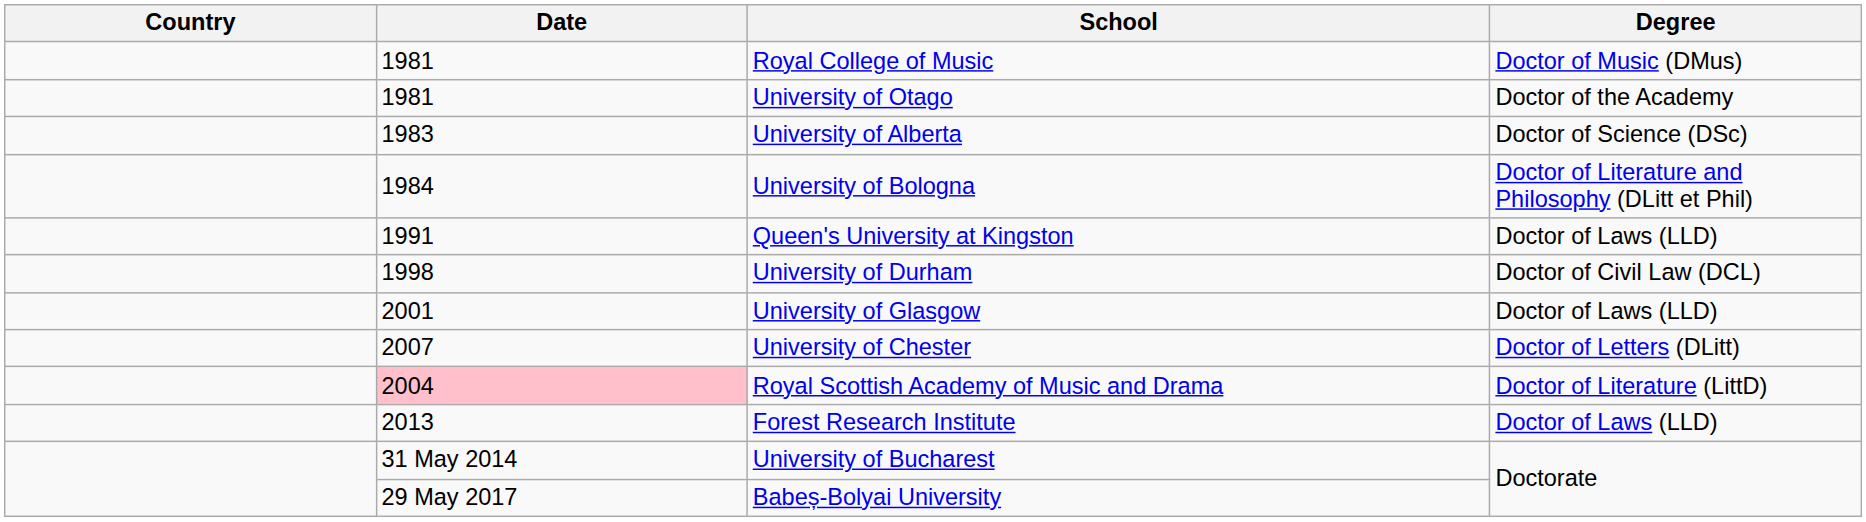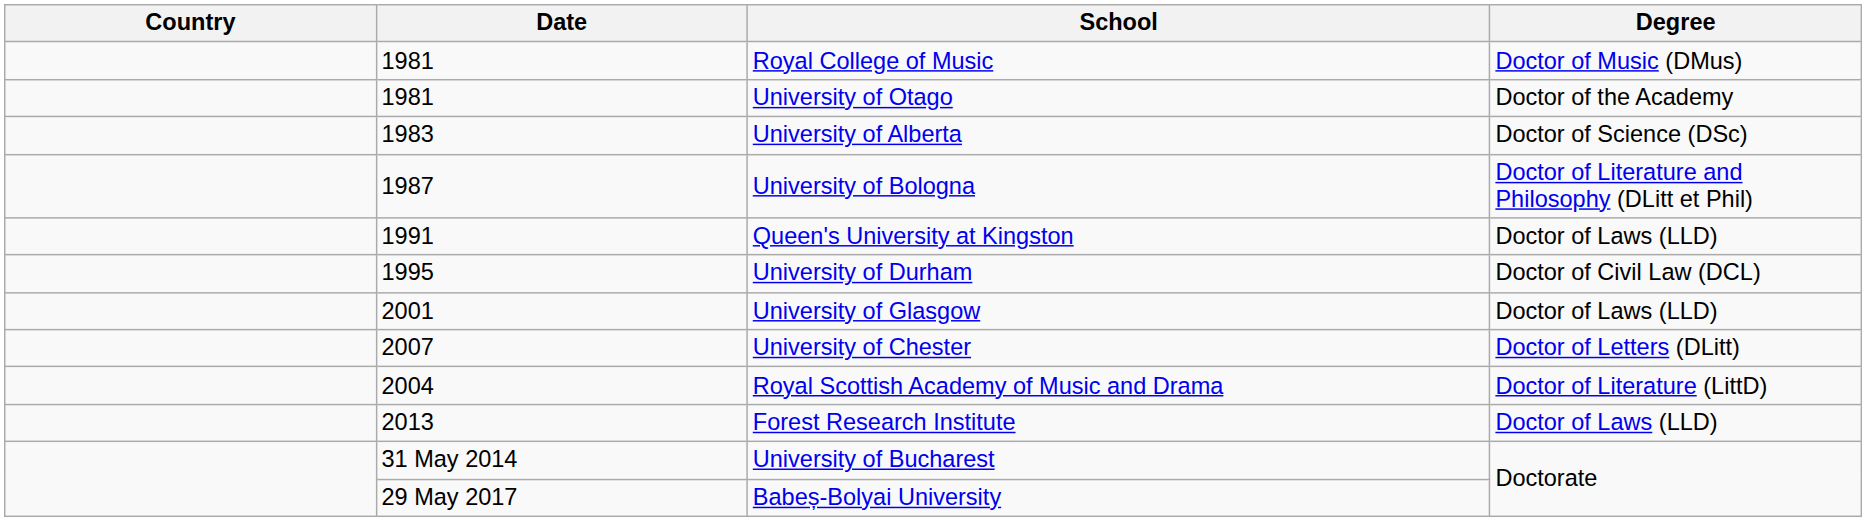(408, 185) 1984 -> (408, 185) 1987
(408, 273) 1998 -> (408, 273) 1995
(408, 385) pink background -> (408, 385) no background
